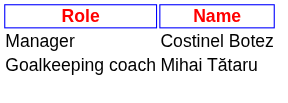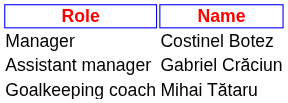+ row: (78, 65)
